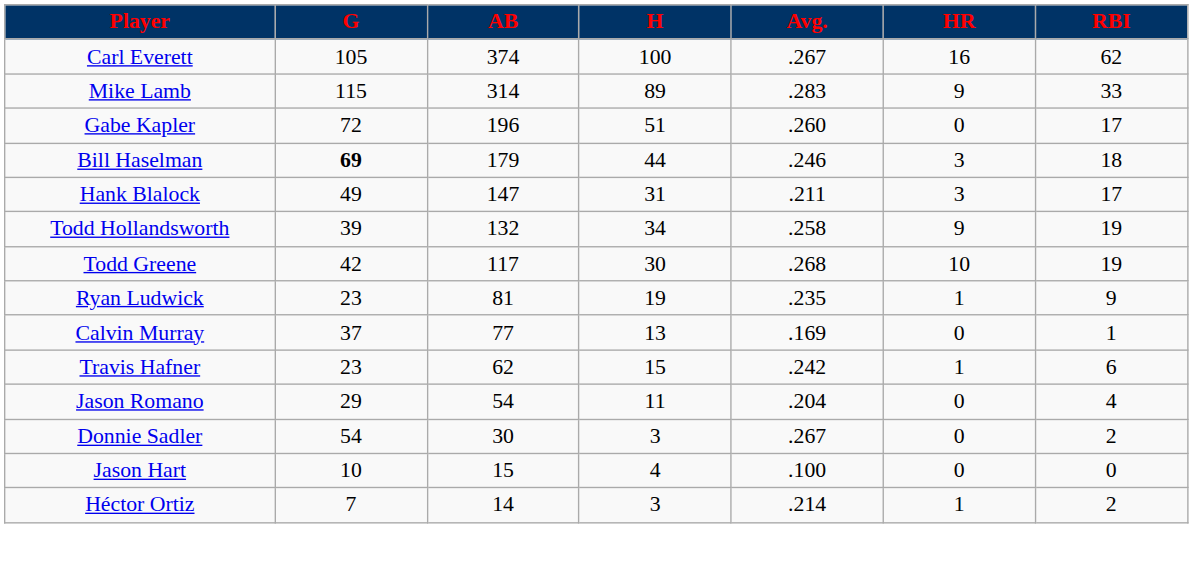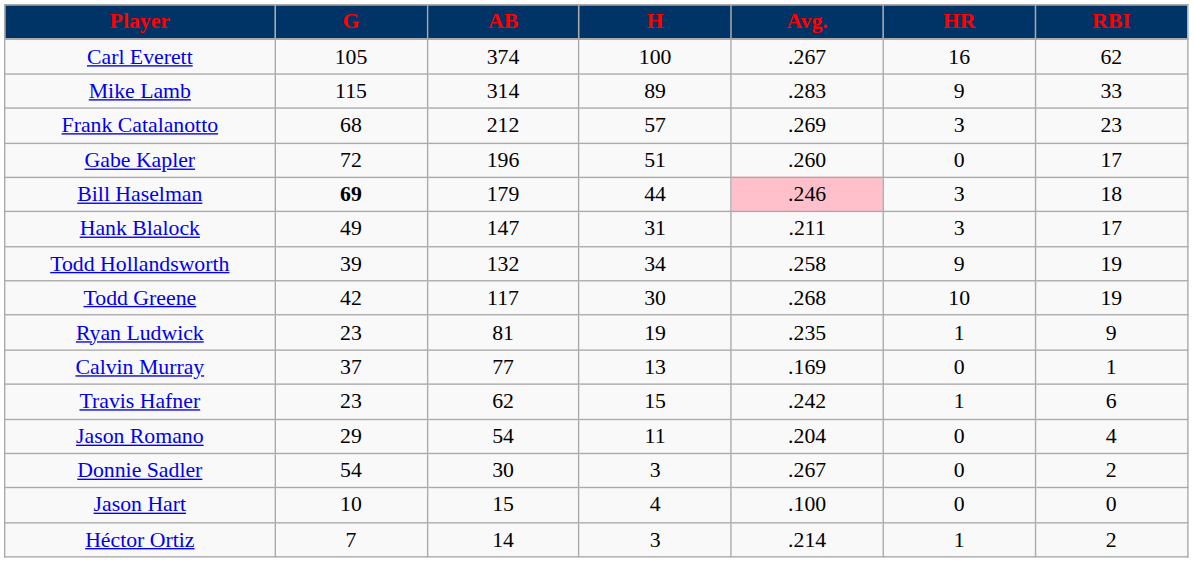+ row: (140, 125)
(807, 159) no background -> (807, 194) pink background
